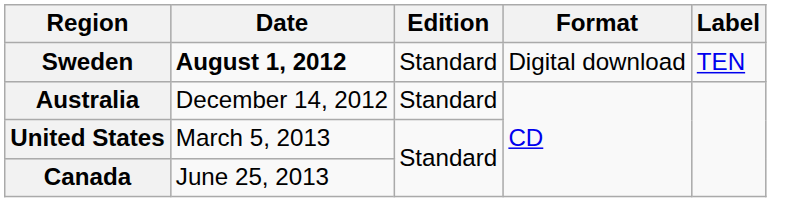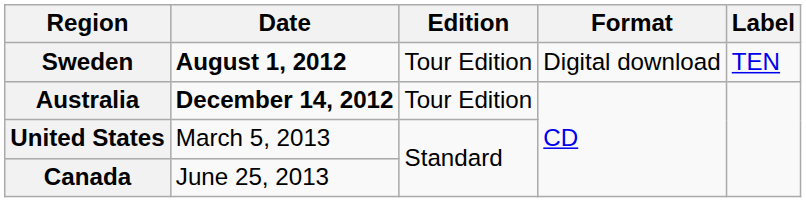(448, 61) Standard -> (468, 61) Tour Edition
(282, 100) normal -> (285, 100) bold
(448, 100) Standard -> (468, 100) Tour Edition
